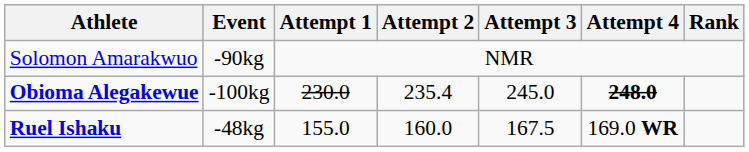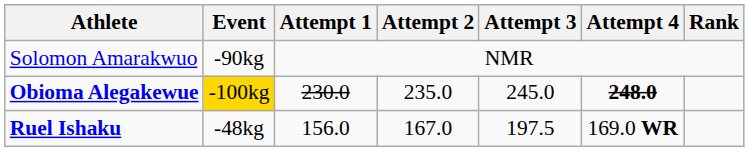(239, 93) no background -> (239, 93) gold background
(428, 93) 235.4 -> (428, 93) 235.0
(326, 128) 155.0 -> (326, 128) 156.0
(428, 128) 160.0 -> (428, 128) 167.0
(530, 128) 167.5 -> (530, 128) 197.5
